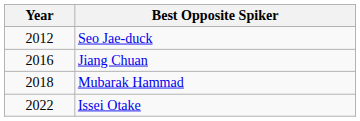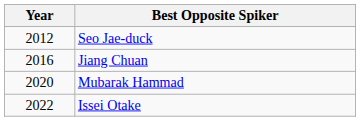(40, 82) 2018 -> (40, 82) 2020
